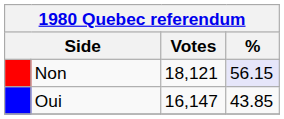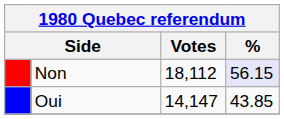(191, 73) 18,121 -> (191, 73) 18,112
(191, 101) 16,147 -> (191, 101) 14,147
